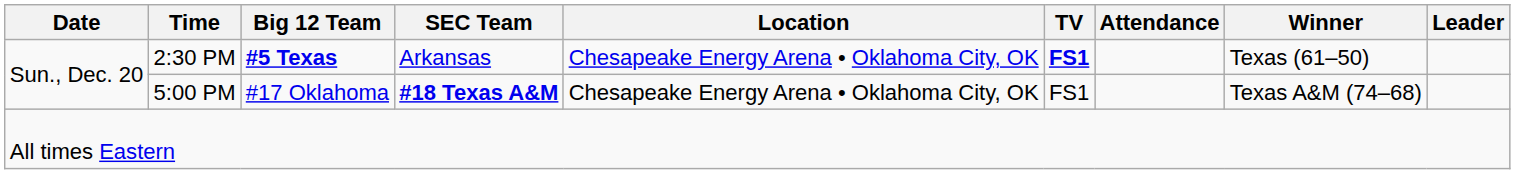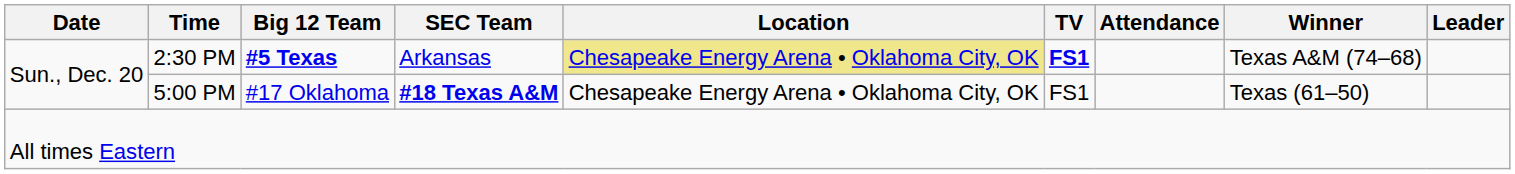(804, 57) no background -> (804, 57) khaki background
(1299, 57) Texas (61–50) -> (1326, 57) Texas A&M (74–68)
(1326, 92) Texas A&M (74–68) -> (1299, 92) Texas (61–50)
